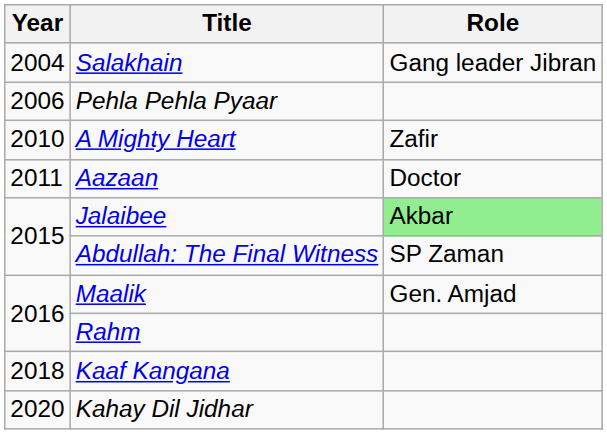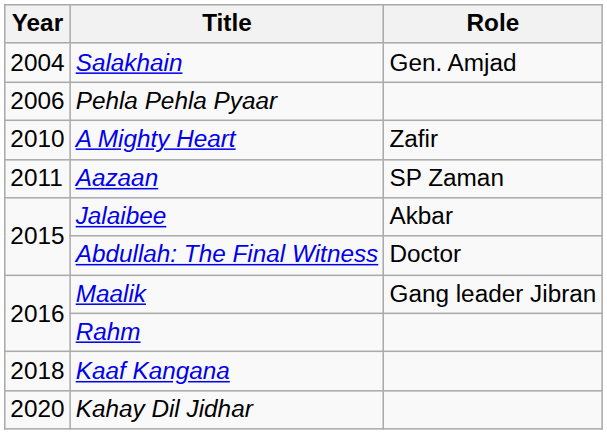(493, 62) Gang leader Jibran -> (453, 62) Gen. Amjad
(425, 178) Doctor -> (447, 178) SP Zaman
(421, 216) lightgreen background -> (421, 216) no background
(447, 255) SP Zaman -> (425, 255) Doctor
(453, 293) Gen. Amjad -> (493, 293) Gang leader Jibran
